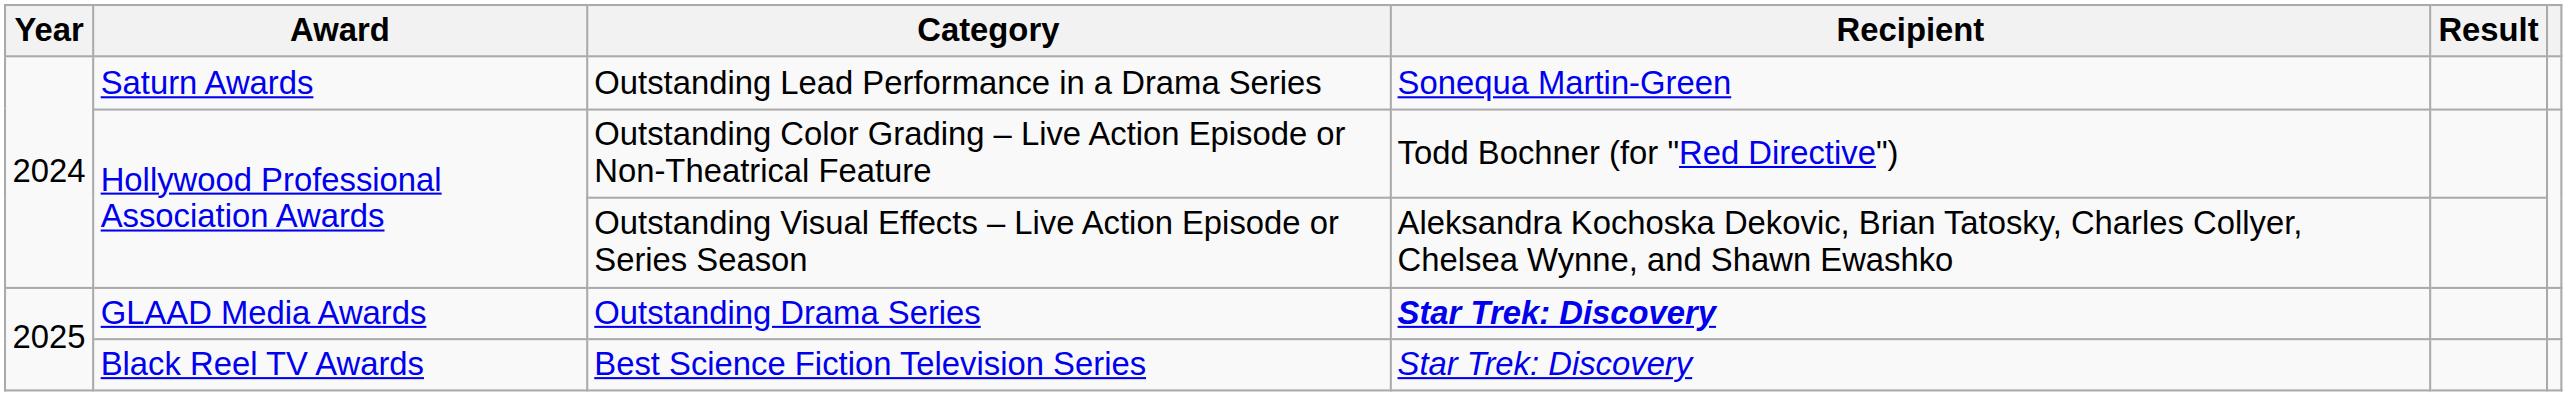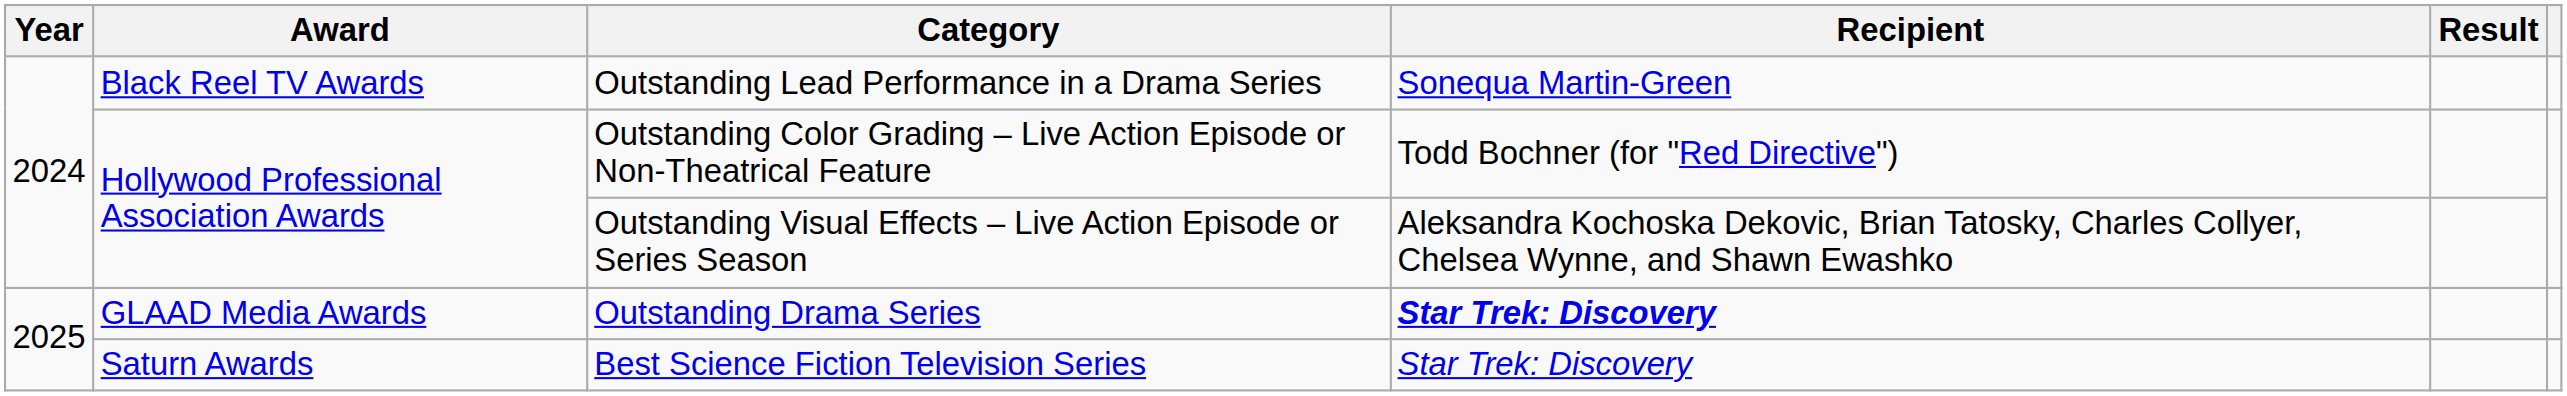(207, 82) Saturn Awards -> (262, 82) Black Reel TV Awards
(262, 364) Black Reel TV Awards -> (207, 364) Saturn Awards
